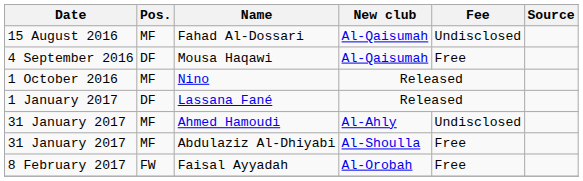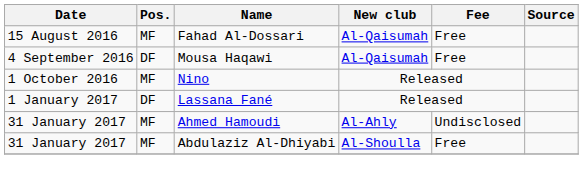(478, 37) Undisclosed -> (450, 37) Free
- row: (233, 165)
